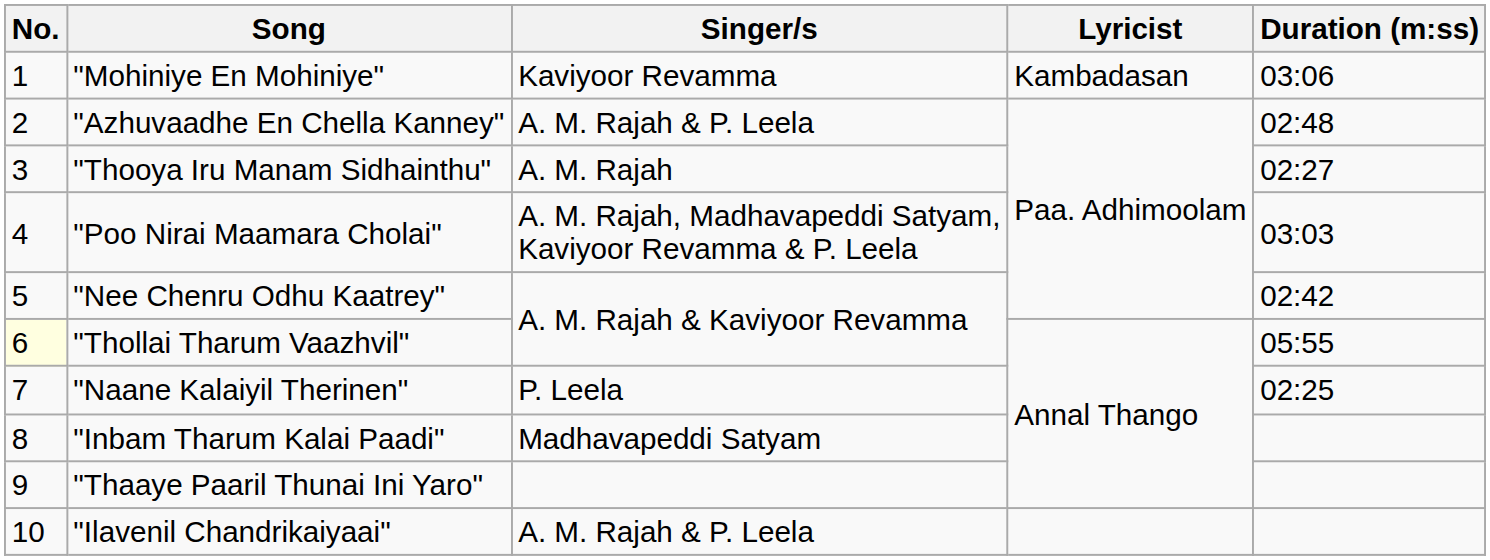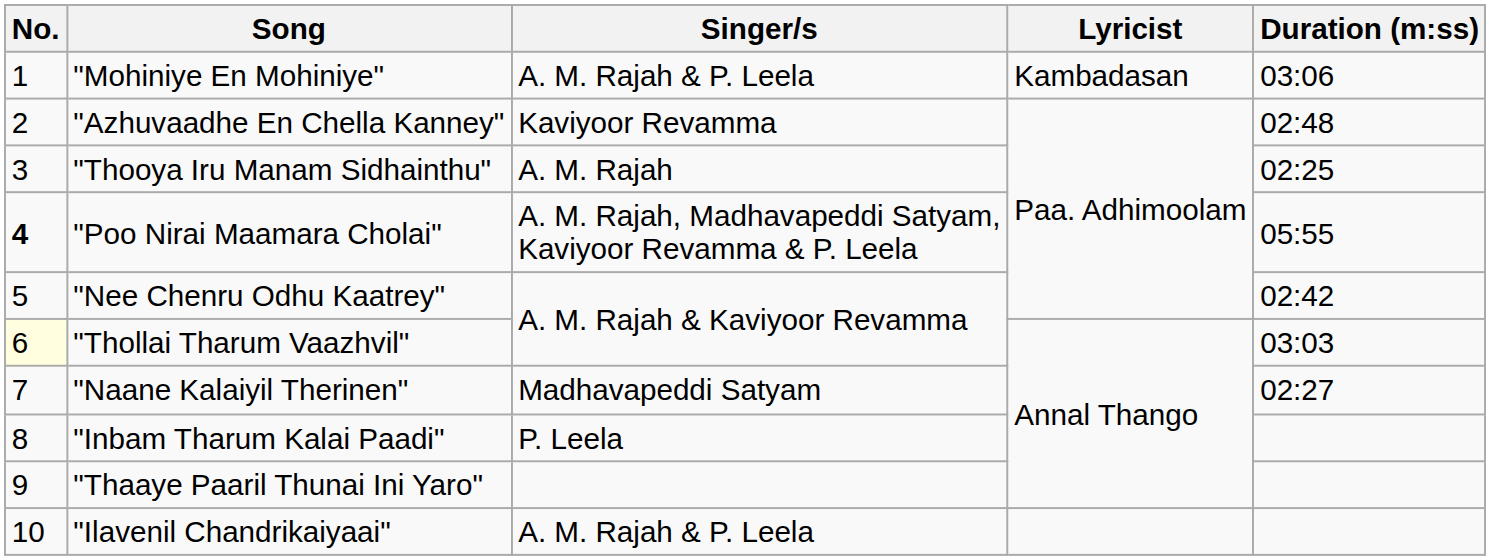(647, 76) Kaviyoor Revamma -> (666, 76) A. M. Rajah & P. Leela
(666, 122) A. M. Rajah & P. Leela -> (647, 122) Kaviyoor Revamma
(1297, 169) 02:27 -> (1297, 169) 02:25
(20, 233) normal -> (20, 233) bold
(1297, 233) 03:03 -> (1297, 233) 05:55
(1297, 343) 05:55 -> (1297, 343) 03:03
(571, 390) P. Leela -> (670, 390) Madhavapeddi Satyam
(1297, 390) 02:25 -> (1297, 390) 02:27
(670, 437) Madhavapeddi Satyam -> (571, 437) P. Leela
